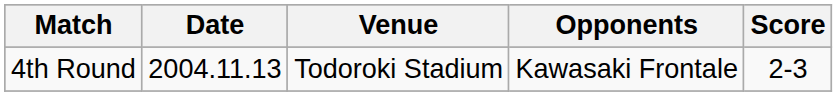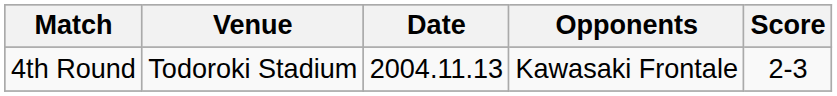columns swapped: (215, 25) <-> (399, 25)
